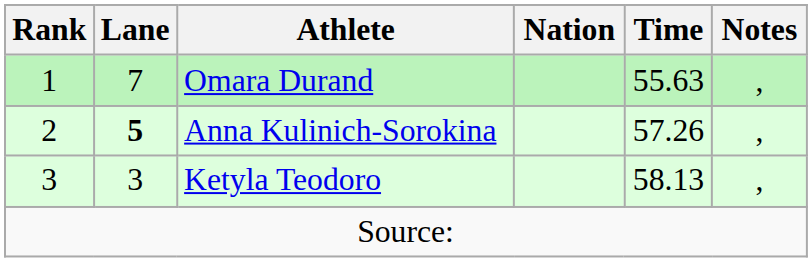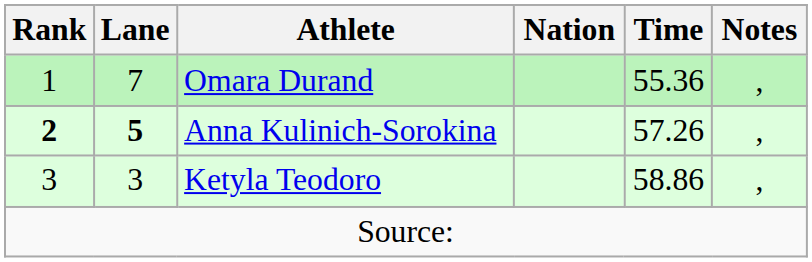(668, 79) 55.63 -> (668, 79) 55.36
(49, 130) normal -> (49, 130) bold
(668, 180) 58.13 -> (668, 180) 58.86
